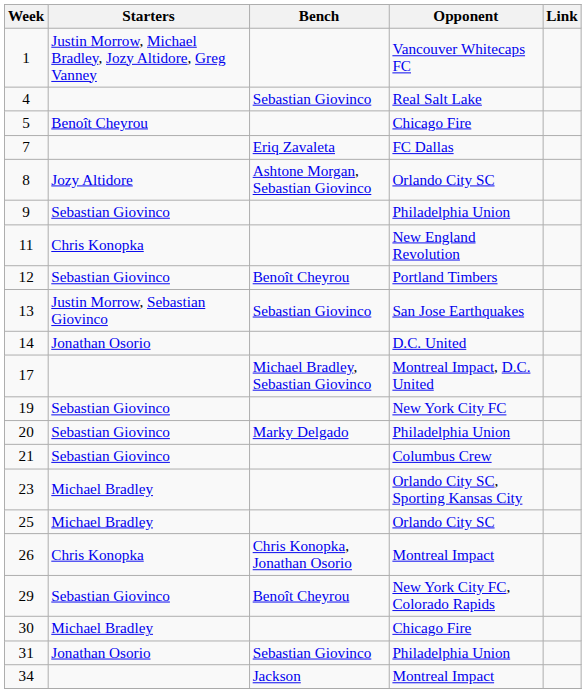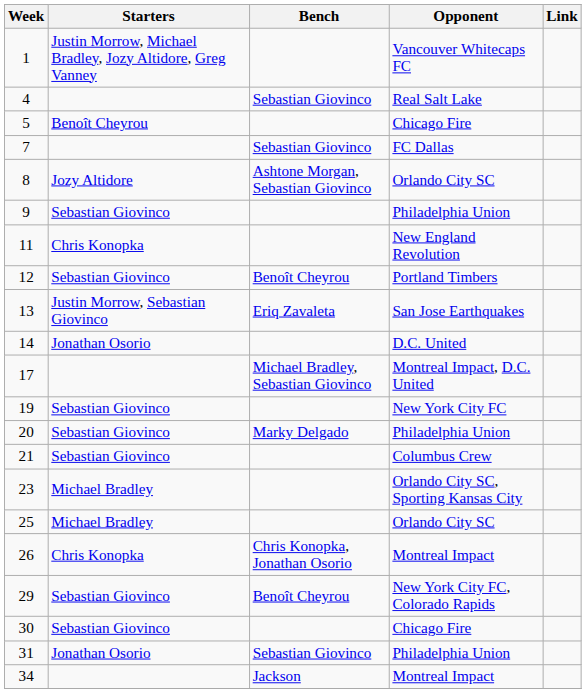(294, 147) Eriq Zavaleta -> (312, 147) Sebastian Giovinco
(312, 310) Sebastian Giovinco -> (294, 310) Eriq Zavaleta
(102, 628) Michael Bradley -> (111, 628) Sebastian Giovinco
